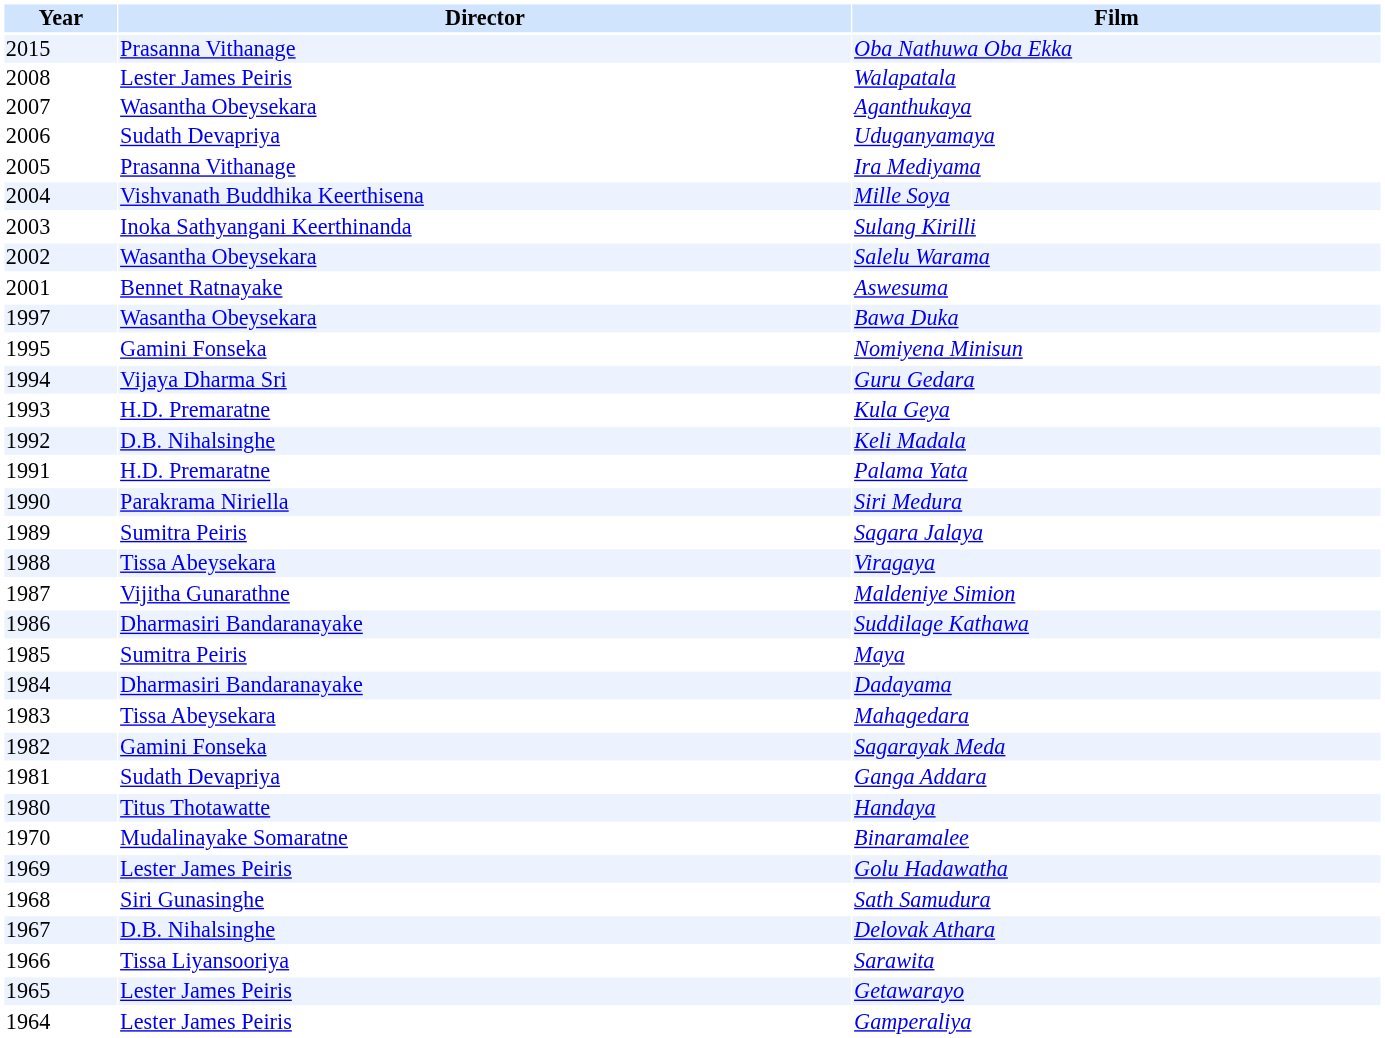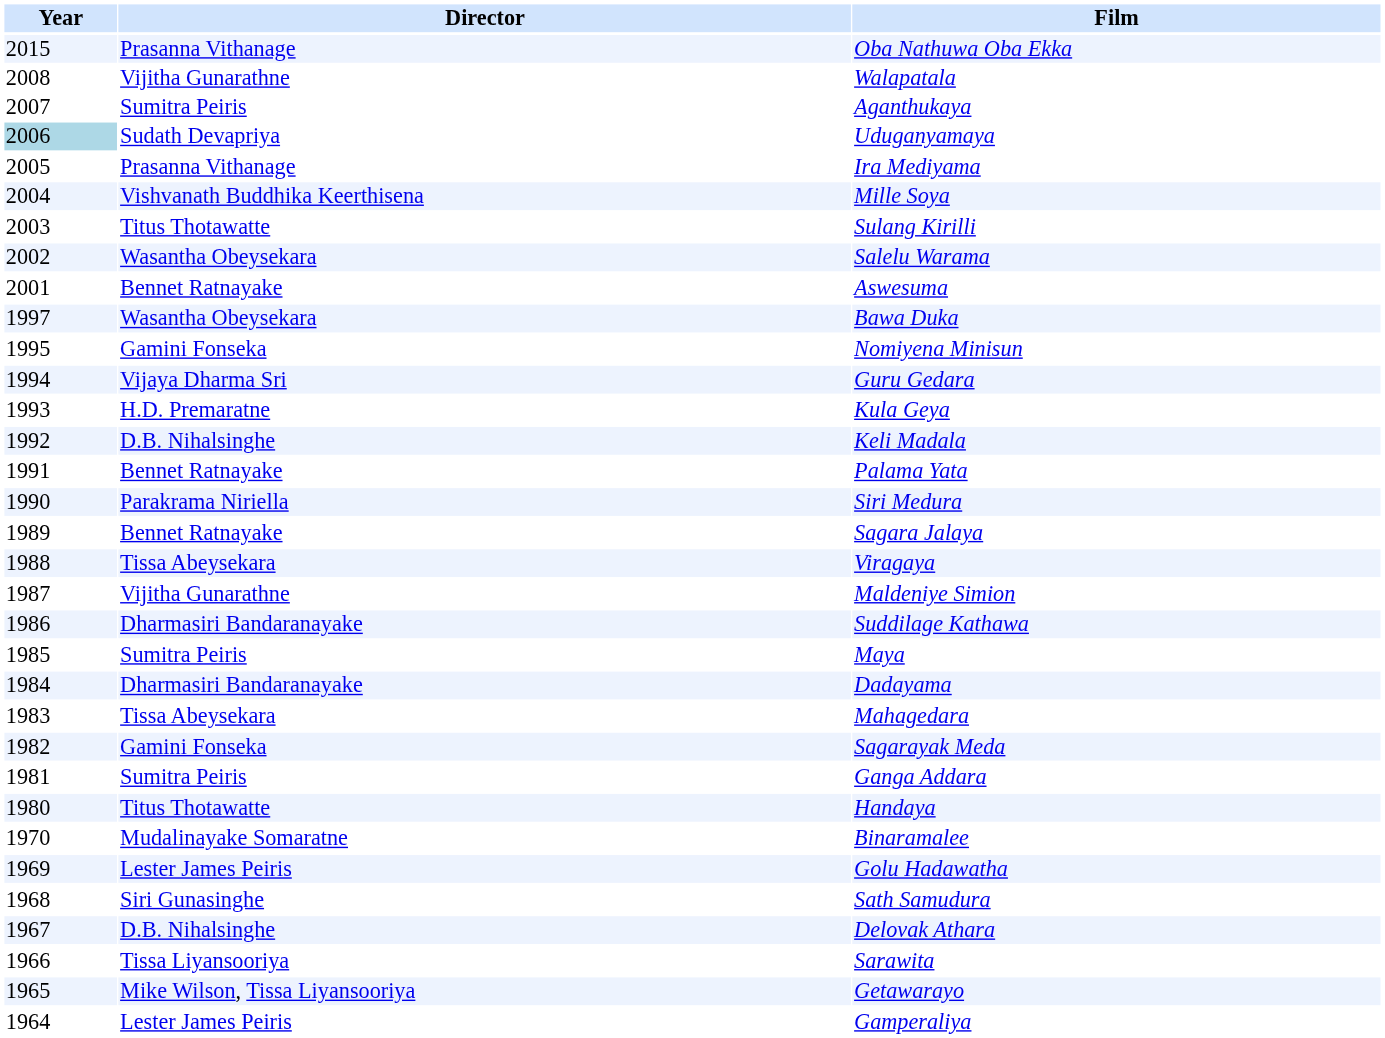(206, 77) Lester James Peiris -> (205, 77) Vijitha Gunarathne
(218, 107) Wasantha Obeysekara -> (183, 107) Sumitra Peiris
(28, 136) no background -> (28, 136) lightblue background
(266, 226) Inoka Sathyangani Keerthinanda -> (195, 226) Titus Thotawatte
(195, 471) H.D. Premaratne -> (201, 471) Bennet Ratnayake
(183, 532) Sumitra Peiris -> (201, 532) Bennet Ratnayake
(200, 777) Sudath Devapriya -> (183, 777) Sumitra Peiris
(206, 991) Lester James Peiris -> (268, 991) Mike Wilson, Tissa Liyansooriya
